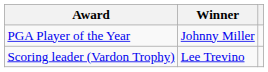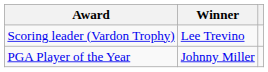rows swapped: (69, 35) <-> (91, 56)
